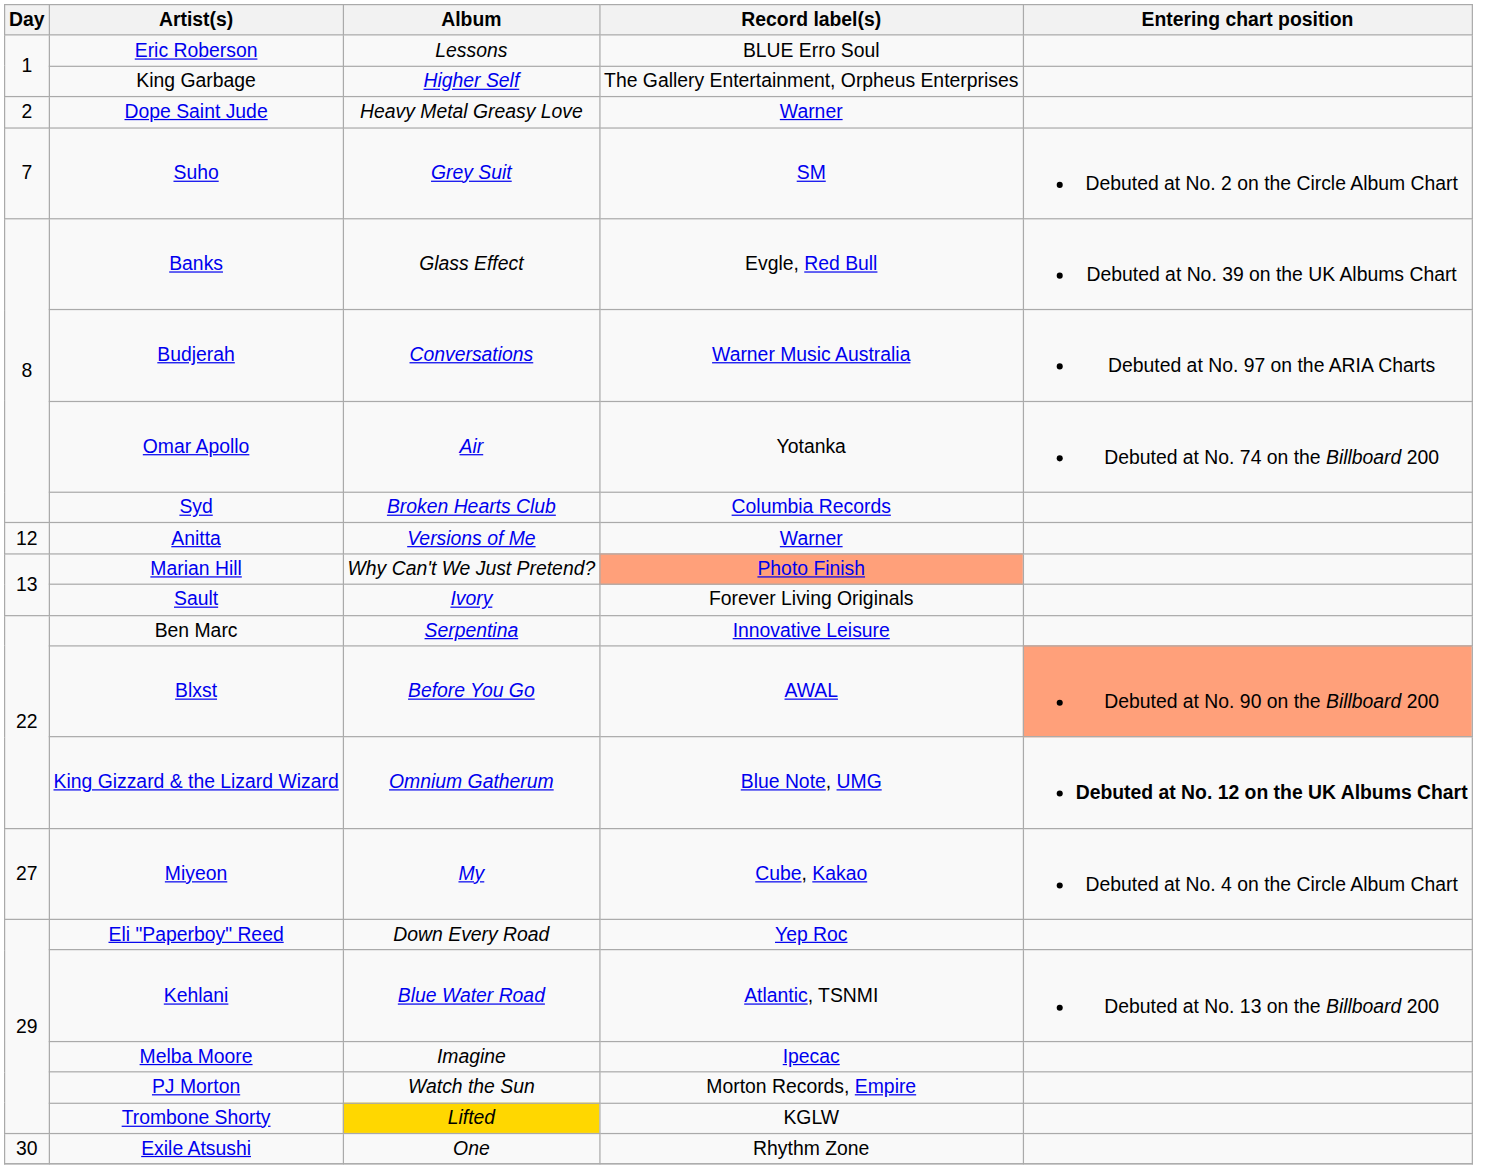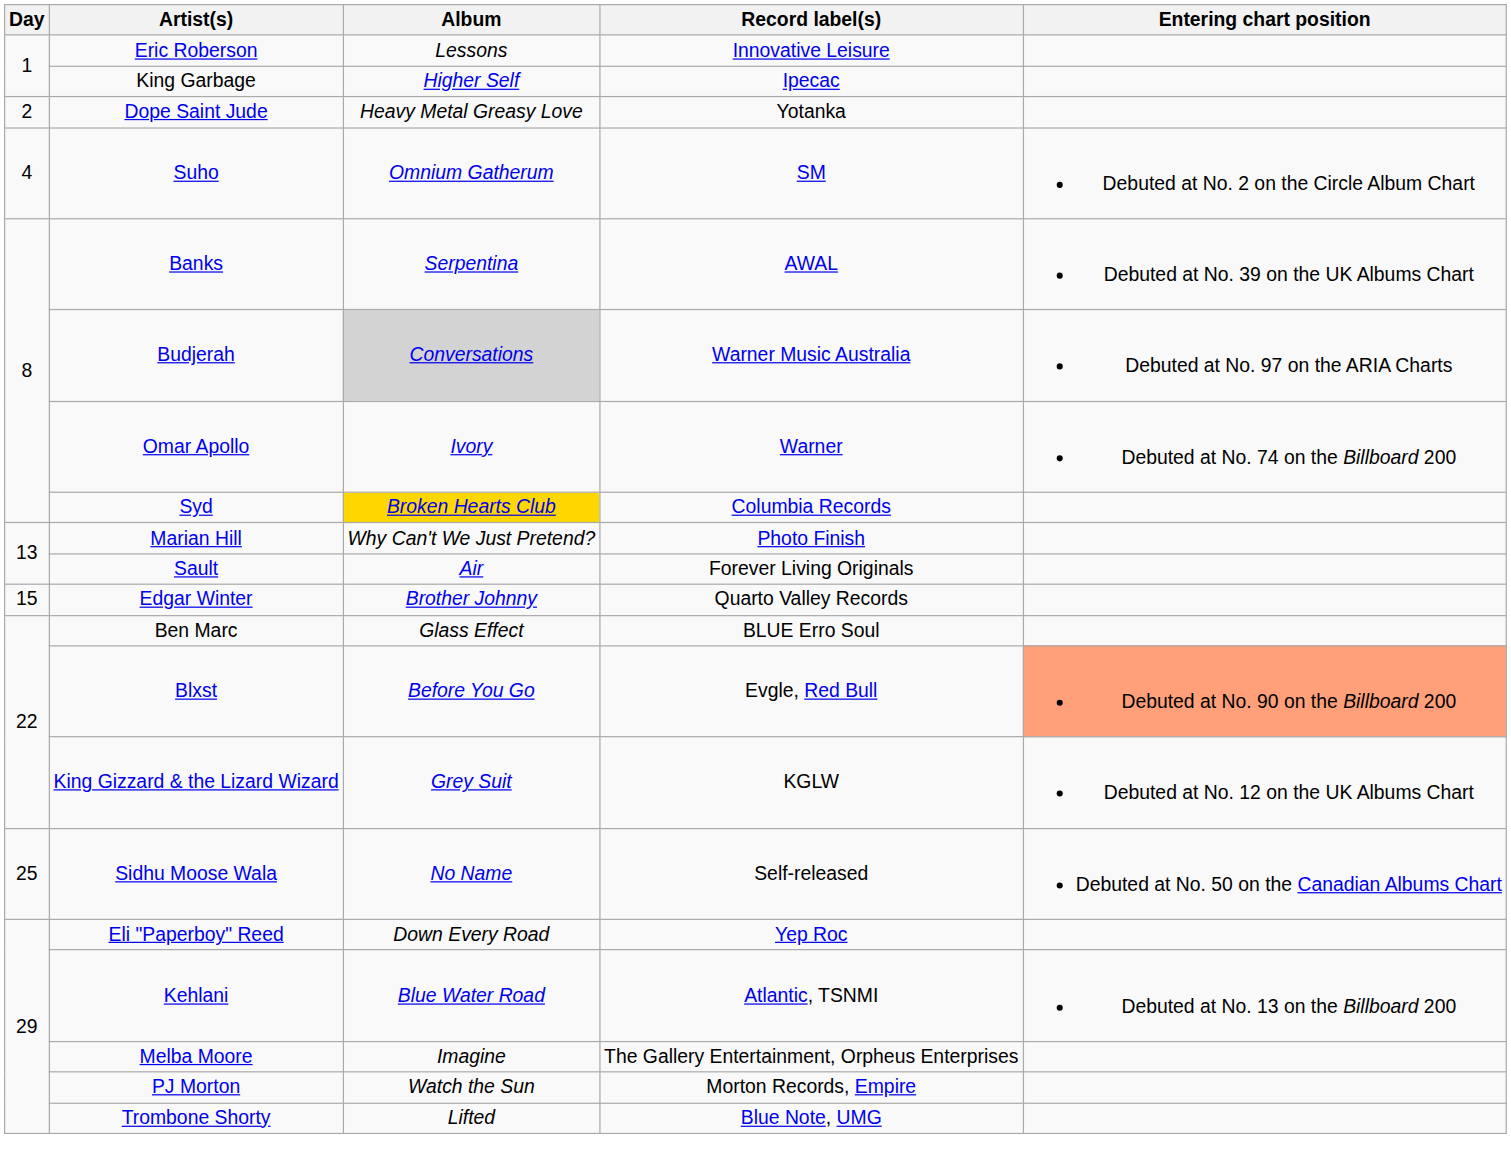(811, 50) BLUE Erro Soul -> (811, 50) Innovative Leisure
(811, 81) The Gallery Entertainment, Orpheus Enterprises -> (811, 81) Ipecac
(811, 111) Warner -> (811, 111) Yotanka
(27, 172) 7 -> (27, 172) 4
(471, 172) Grey Suit -> (471, 172) Omnium Gatherum
(471, 264) Glass Effect -> (471, 264) Serpentina
(811, 264) Evgle, Red Bull -> (811, 264) AWAL
(471, 355) no background -> (471, 355) lightgrey background
(471, 446) Air -> (471, 446) Ivory
(811, 446) Yotanka -> (811, 446) Warner
(471, 507) no background -> (471, 507) gold background
- row: (196, 538)
(811, 568) lightsalmon background -> (811, 538) no background
(471, 599) Ivory -> (471, 568) Air
+ row: (196, 599)
(471, 630) Serpentina -> (471, 630) Glass Effect
(811, 630) Innovative Leisure -> (811, 630) BLUE Erro Soul
(811, 691) AWAL -> (811, 691) Evgle, Red Bull
(471, 782) Omnium Gatherum -> (471, 782) Grey Suit
(811, 782) Blue Note, UMG -> (811, 782) KGLW
(1247, 793) bold -> (1265, 793) normal
+ row: (196, 873)
- row: (196, 873)
(811, 1056) Ipecac -> (811, 1056) The Gallery Entertainment, Orpheus Enterprises
(471, 1117) gold background -> (471, 1117) no background
(811, 1117) KGLW -> (811, 1117) Blue Note, UMG
- row: (196, 1148)
